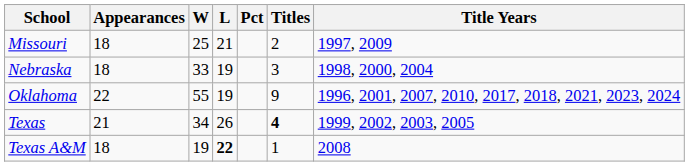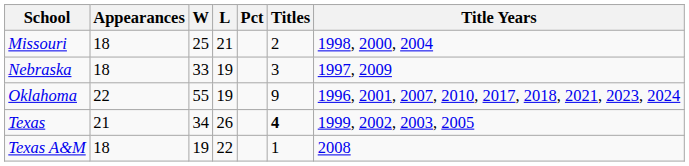(355, 43) 1997, 2009 -> (375, 43) 1998, 2000, 2004
(375, 69) 1998, 2000, 2004 -> (355, 69) 1997, 2009
(225, 148) bold -> (225, 148) normal
